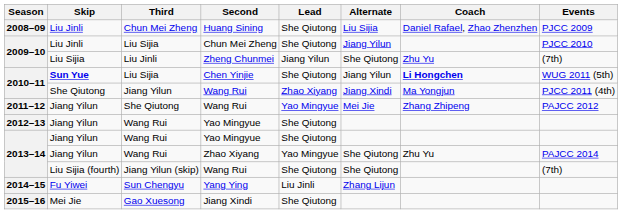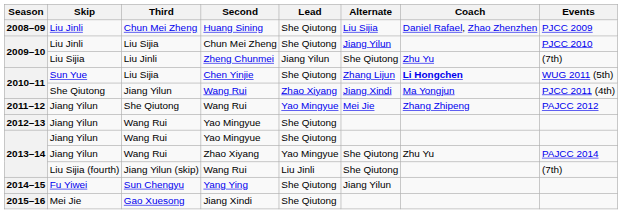(69, 75) bold -> (68, 75) normal
(367, 75) Jiang Yilun -> (369, 75) Zhang Lijun
(309, 169) She Qiutong -> (298, 169) Liu Jinli
(298, 185) Liu Jinli -> (309, 185) She Qiutong
(369, 185) Zhang Lijun -> (367, 185) Jiang Yilun
